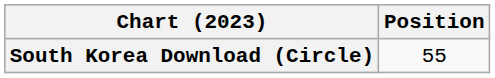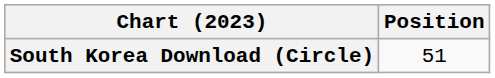(434, 56) 55 -> (434, 56) 51
